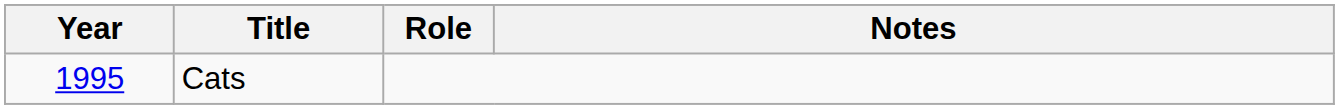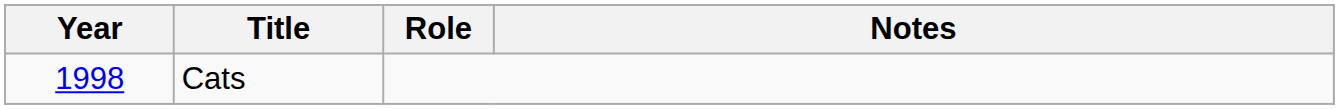(90, 78) 1995 -> (90, 78) 1998
